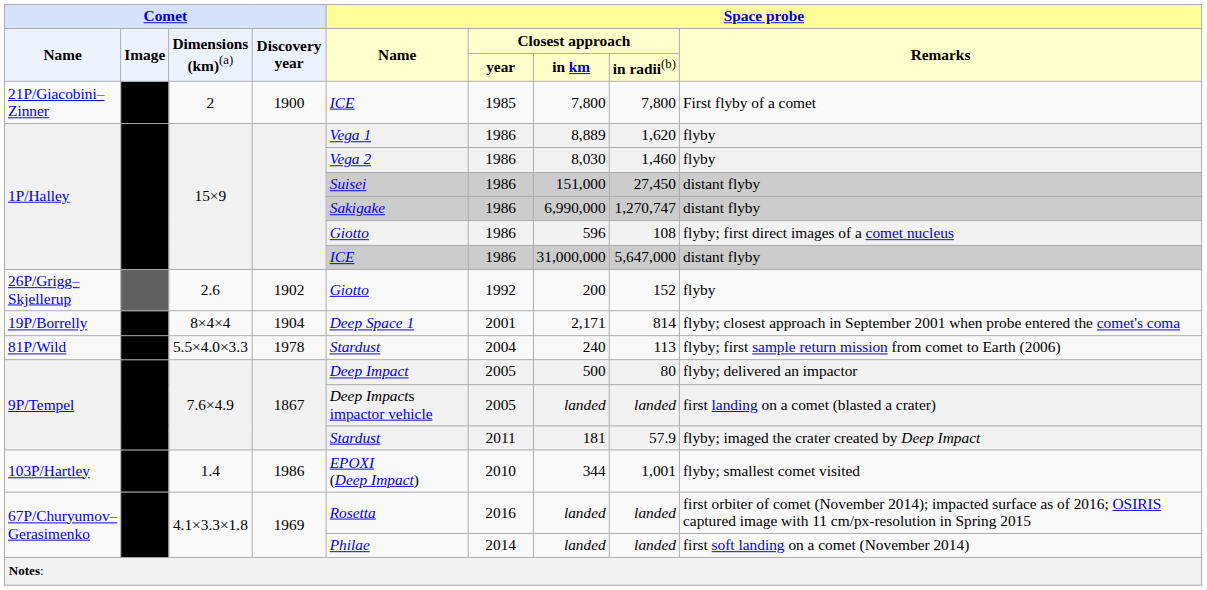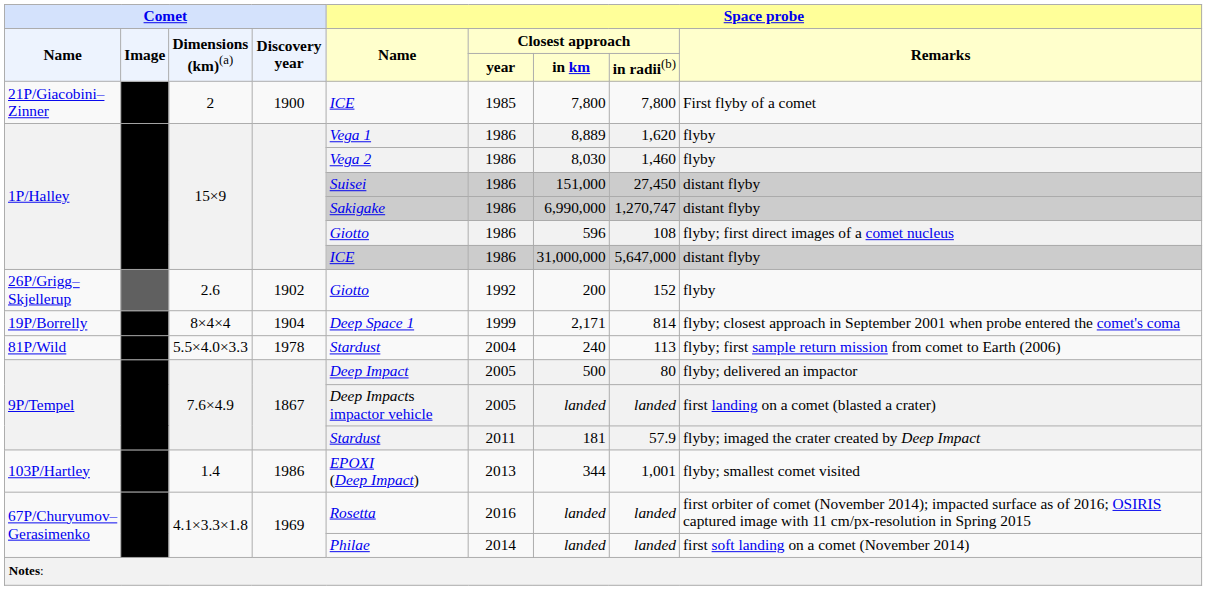(501, 323) 2001 -> (501, 323) 1999
(501, 471) 2010 -> (501, 471) 2013
